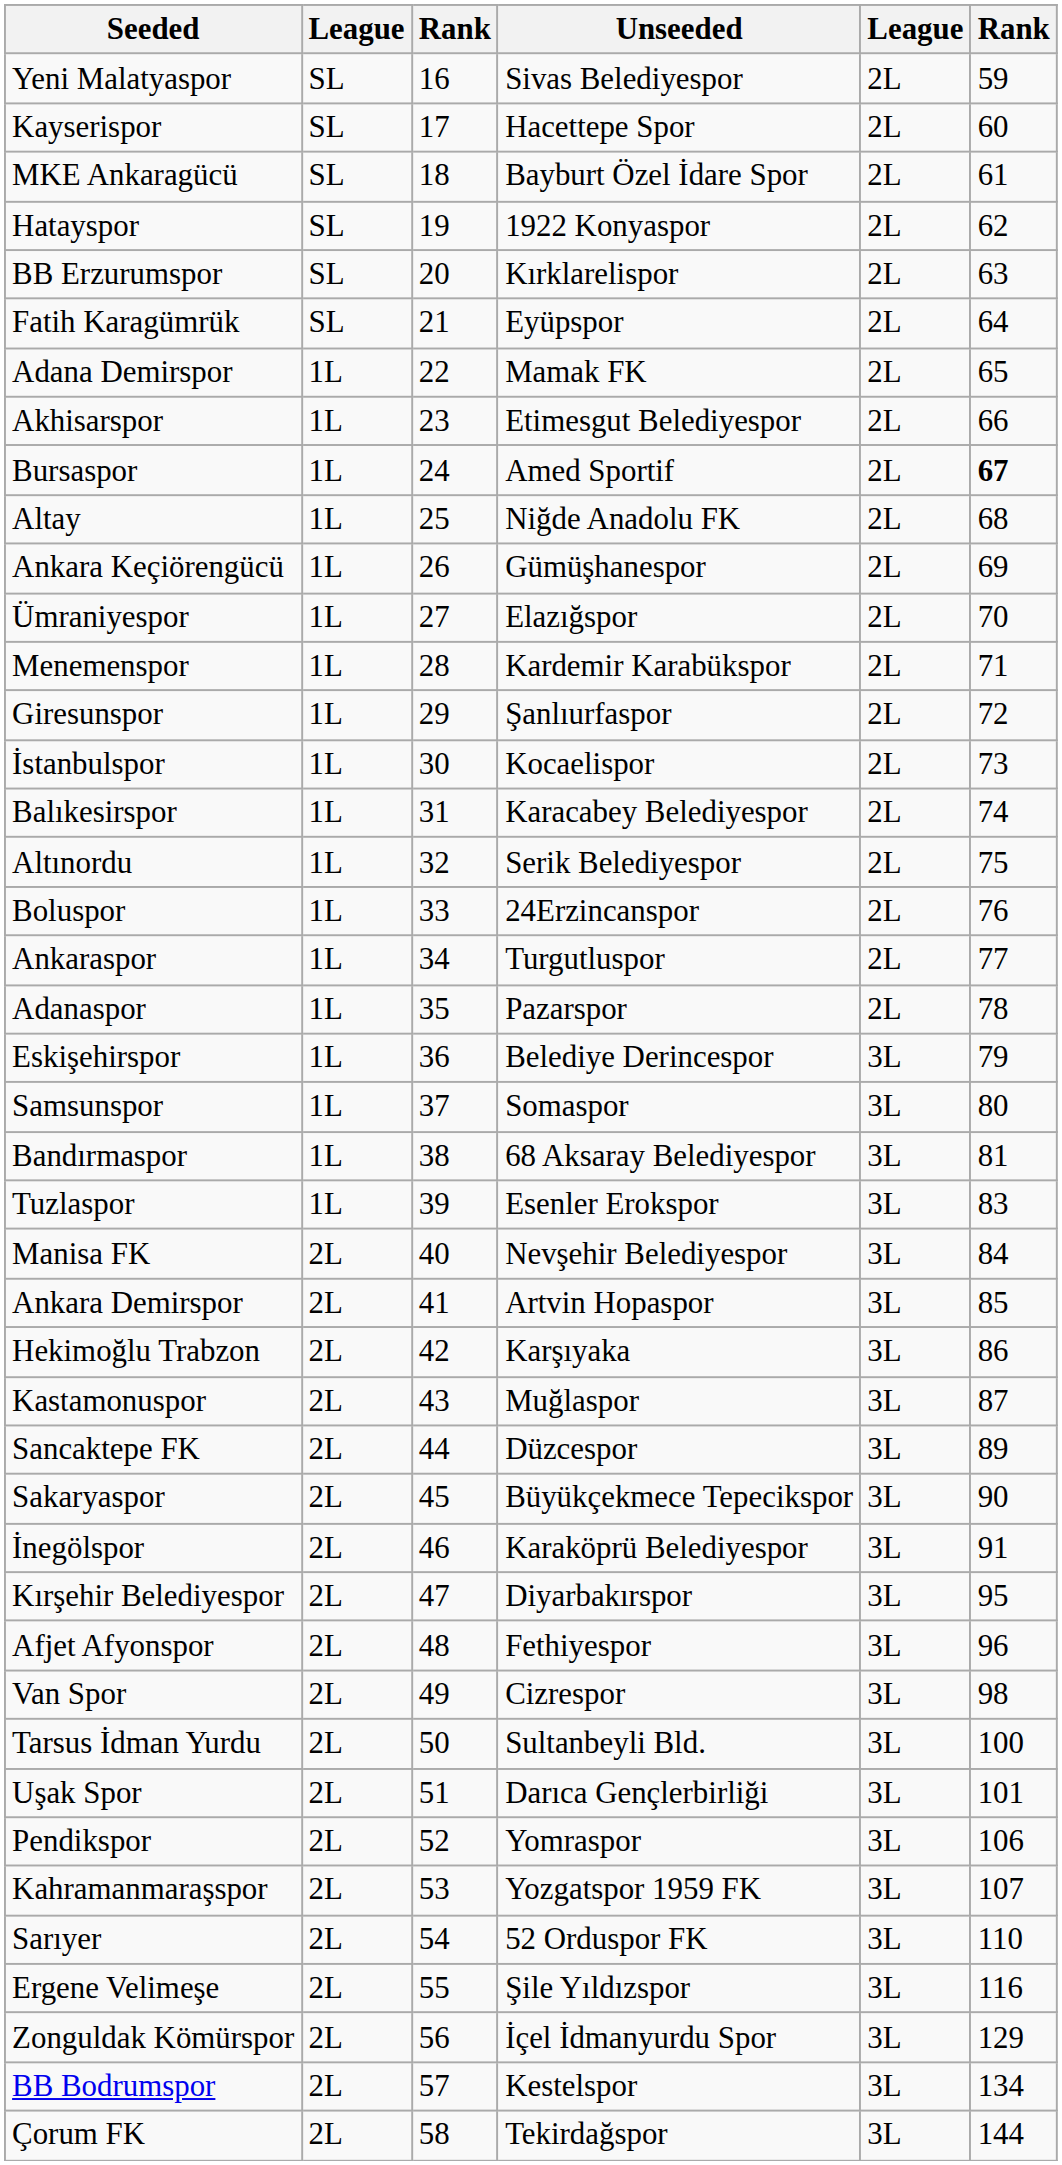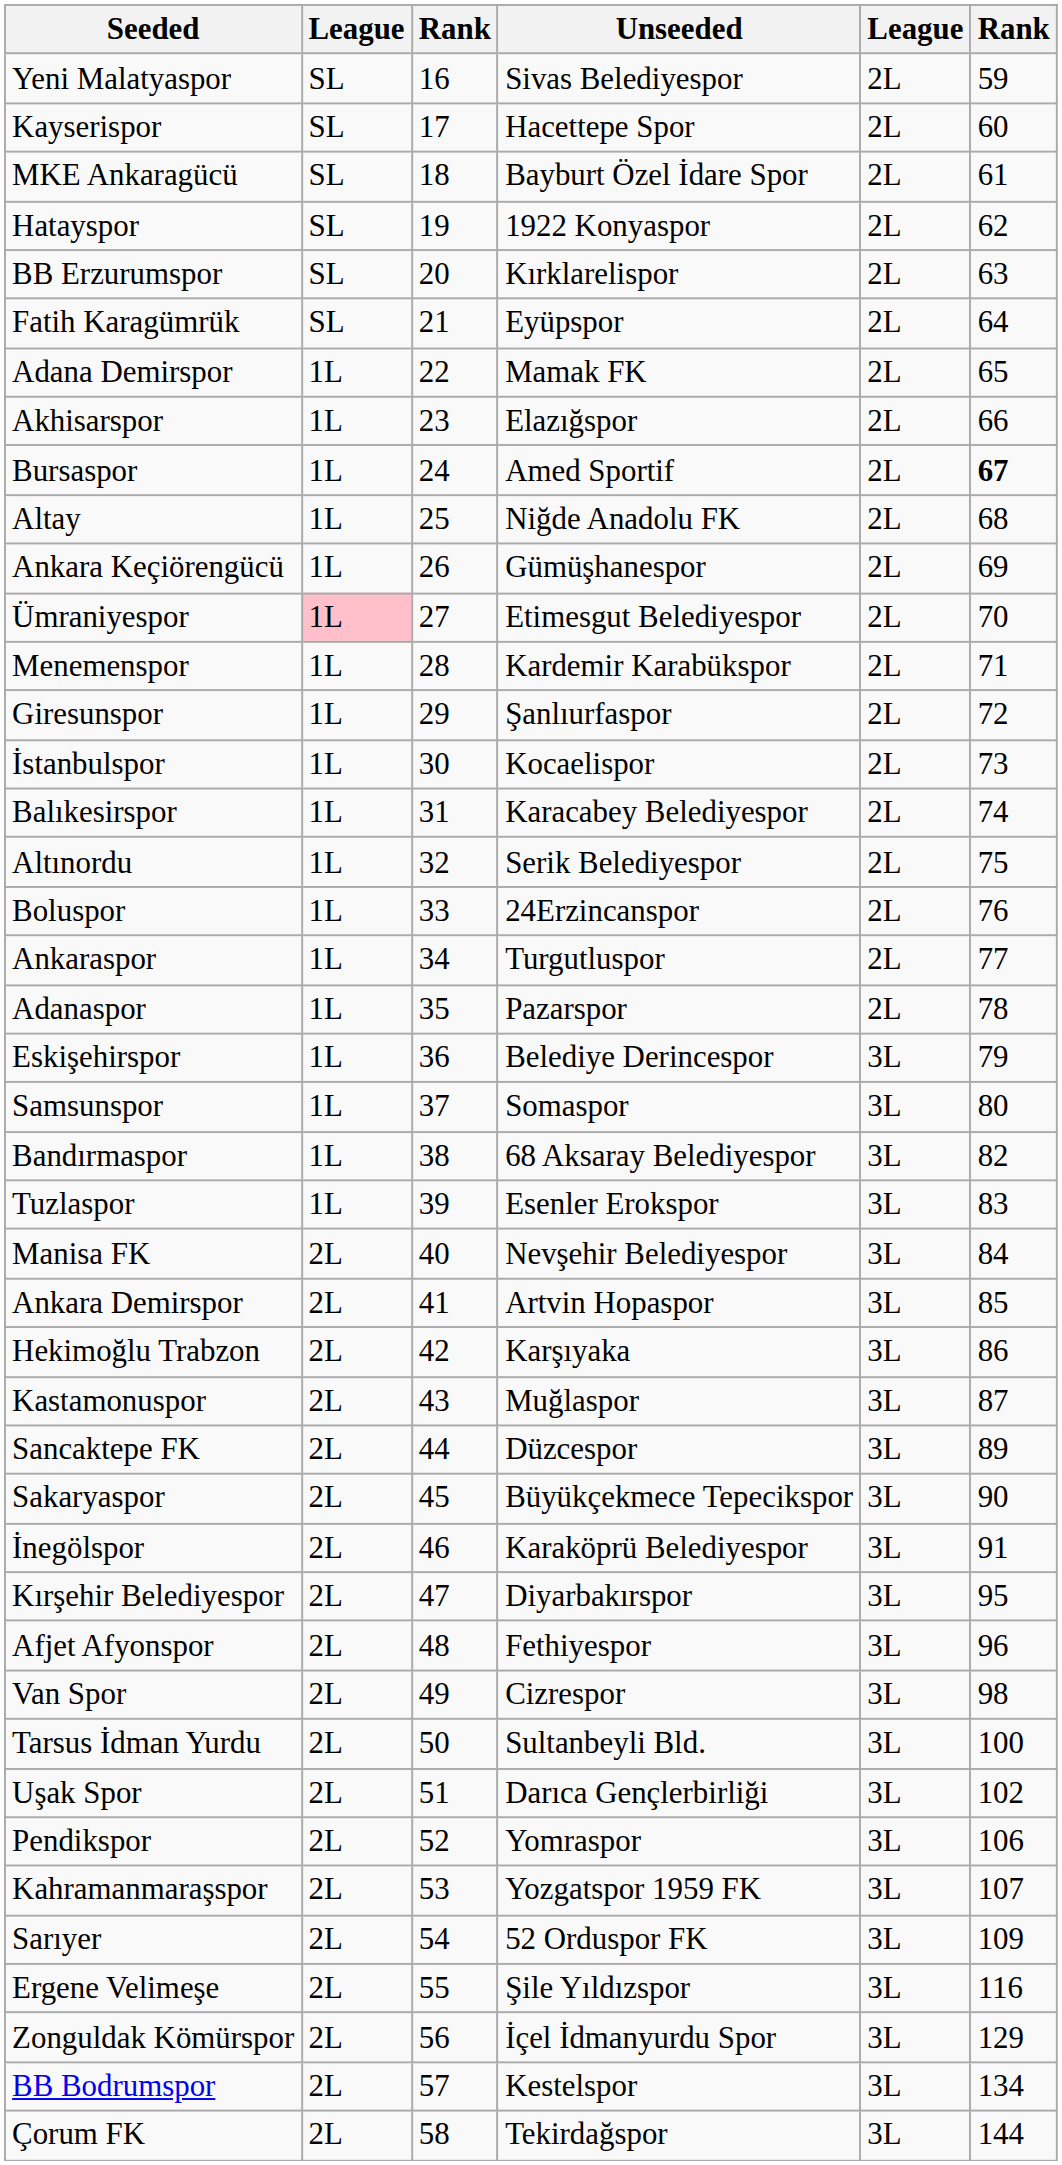(653, 420) Etimesgut Belediyespor -> (571, 420) Elazığspor
(326, 616) no background -> (326, 616) pink background
(571, 616) Elazığspor -> (653, 616) Etimesgut Belediyespor
(993, 1155) 81 -> (993, 1155) 82
(1001, 1792) 101 -> (1001, 1792) 102
(1000, 1938) 110 -> (1001, 1938) 109
